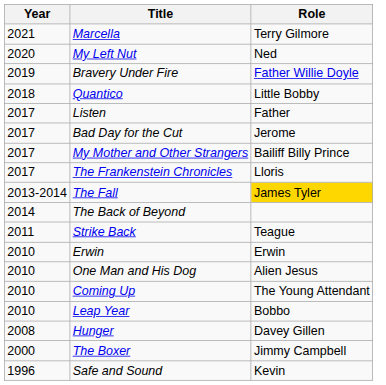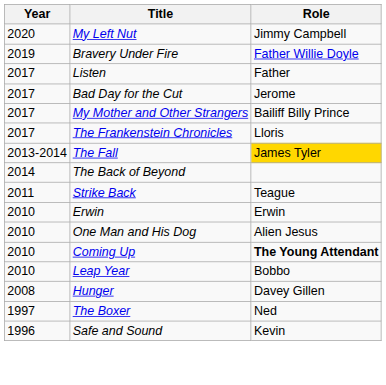- row: (96, 34)
(265, 53) Ned -> (300, 34) Jimmy Campbell
- row: (98, 93)
(312, 291) normal -> (316, 251) bold
(21, 350) 2000 -> (21, 311) 1997
(300, 350) Jimmy Campbell -> (265, 311) Ned
